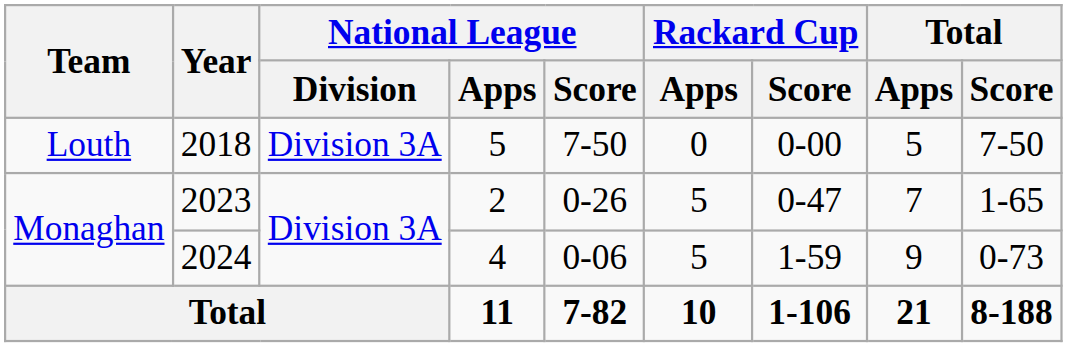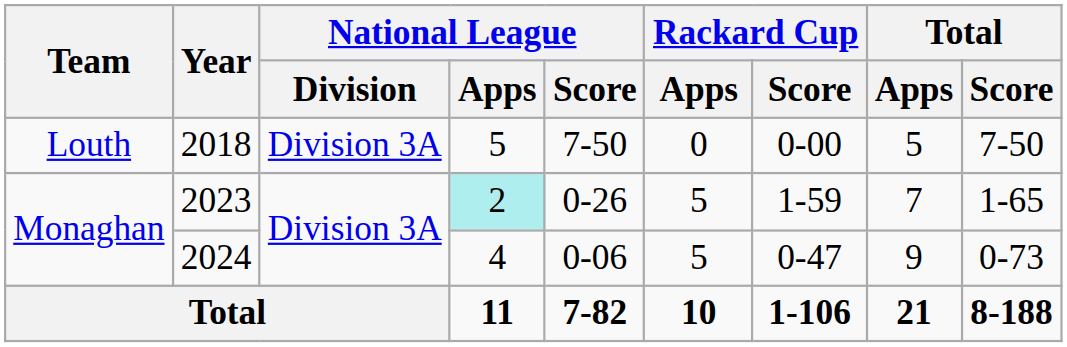(497, 200) no background -> (497, 200) paleturquoise background
(810, 200) 0-47 -> (810, 200) 1-59
(810, 256) 1-59 -> (810, 256) 0-47
